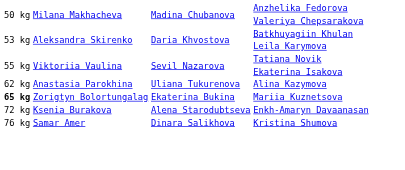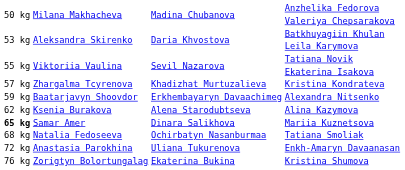+ row: (335, 84)
+ row: (332, 97)
(83, 84) Anastasia Parokhina -> (72, 110) Ksenia Burakova
(196, 84) Uliana Tukurenova -> (201, 110) Alena Starodubtseva
(91, 97) Zorigtyn Bolortungalag -> (59, 123) Samar Amer
(193, 97) Ekaterina Bukina -> (193, 123) Dinara Salikhova
+ row: (324, 135)
(72, 110) Ksenia Burakova -> (83, 148) Anastasia Parokhina
(201, 110) Alena Starodubtseva -> (196, 148) Uliana Tukurenova
(59, 123) Samar Amer -> (91, 161) Zorigtyn Bolortungalag
(193, 123) Dinara Salikhova -> (193, 161) Ekaterina Bukina
